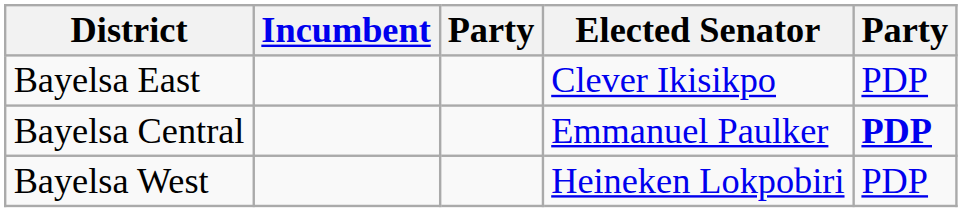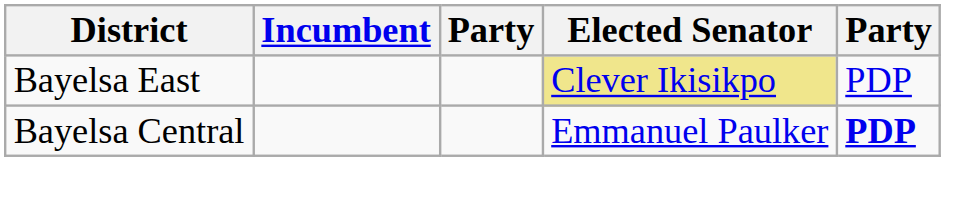(664, 80) no background -> (664, 80) khaki background
- row: (111, 180)
